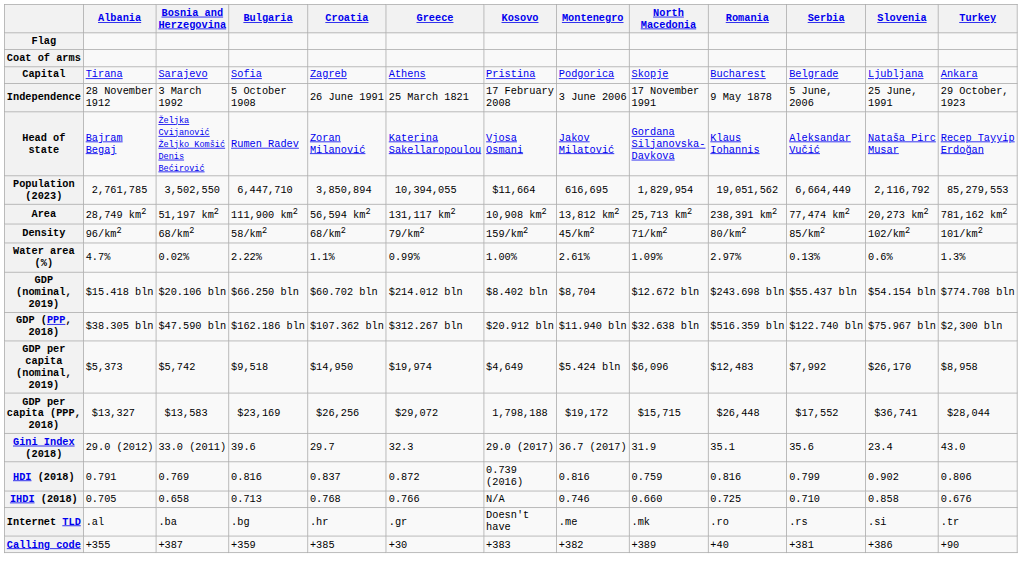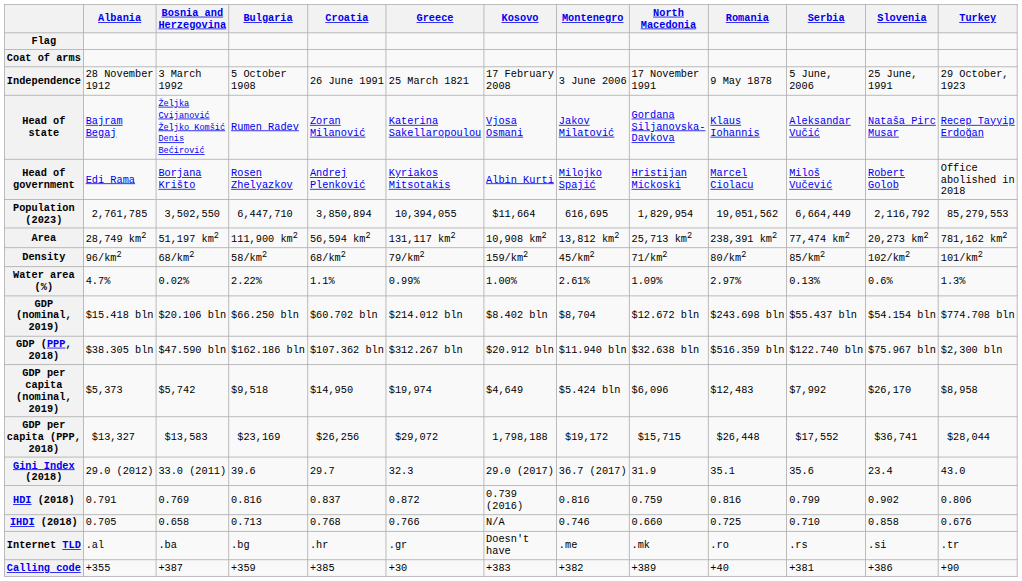- row: (44, 75)
+ row: (44, 179)
